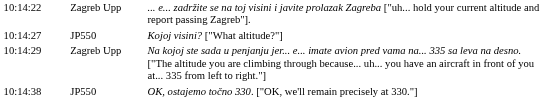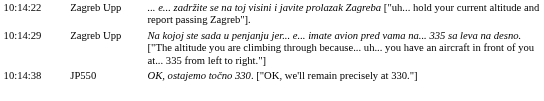- row: (215, 35)
